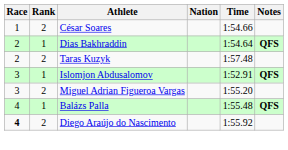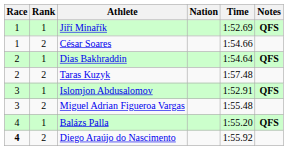+ row: (83, 28)
(238, 91) 1:55.20 -> (238, 106) 1:55.48
(238, 106) 1:55.48 -> (238, 122) 1:55.20
